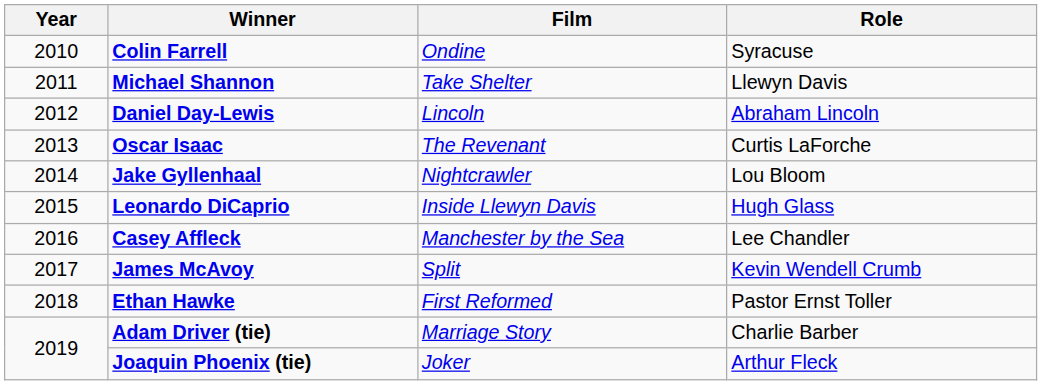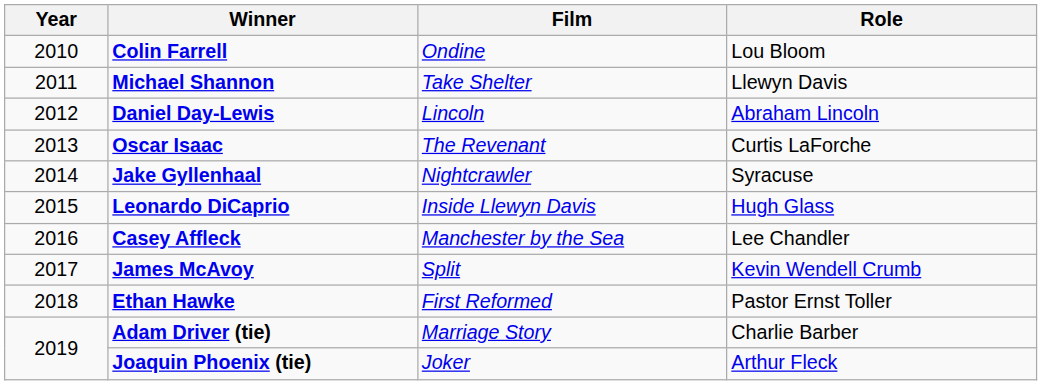(772, 51) Syracuse -> (778, 51) Lou Bloom
(778, 176) Lou Bloom -> (772, 176) Syracuse
